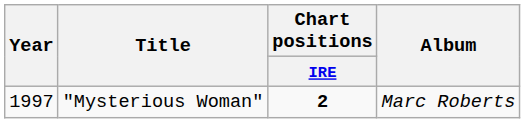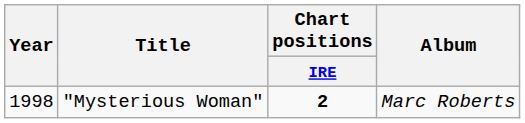(31, 102) 1997 -> (31, 102) 1998
